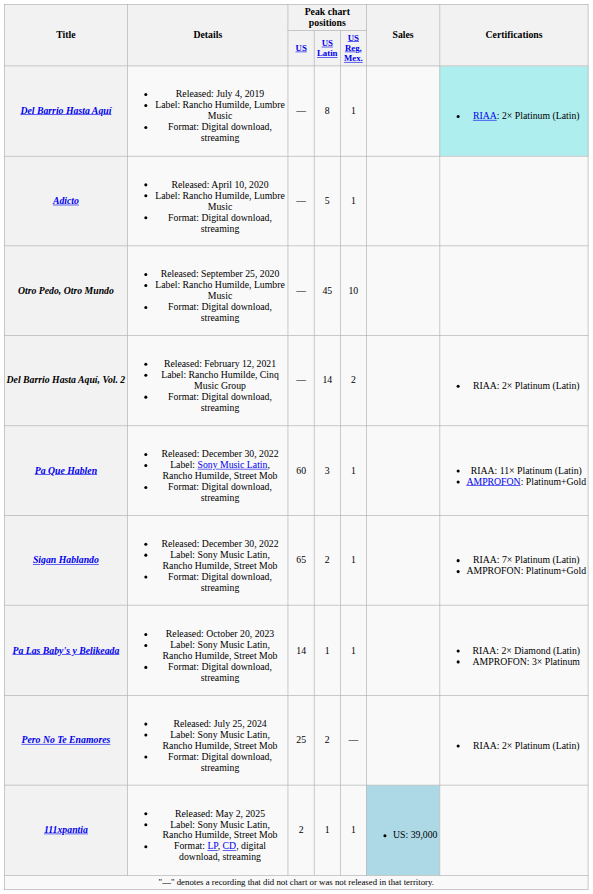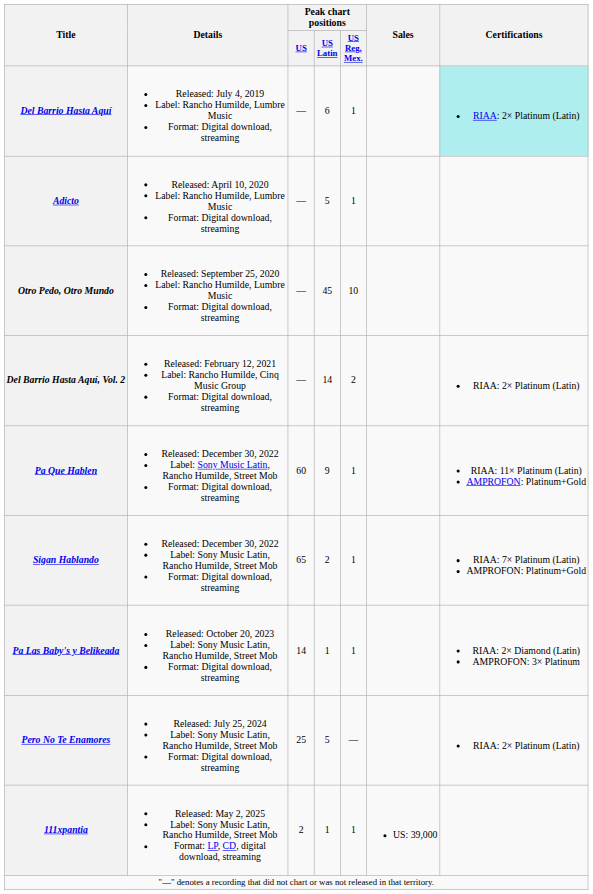(327, 111) 8 -> (327, 111) 6
(327, 470) 3 -> (327, 470) 9
(327, 740) 2 -> (327, 740) 5
(403, 836) lightblue background -> (403, 836) no background
